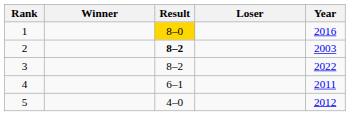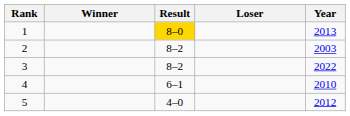(325, 31) 2016 -> (325, 31) 2013
(175, 48) bold -> (175, 48) normal
(325, 84) 2011 -> (325, 84) 2010
